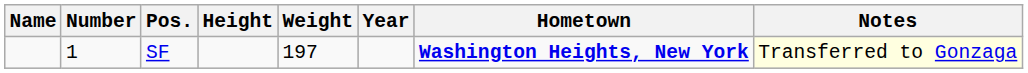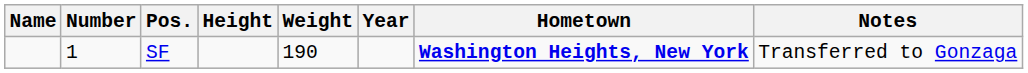(300, 53) 197 -> (300, 53) 190
(888, 53) lightyellow background -> (888, 53) no background
